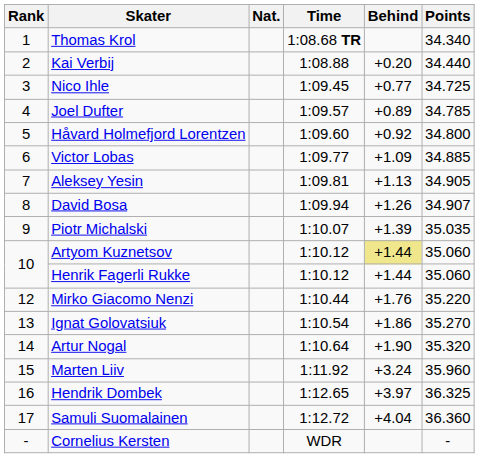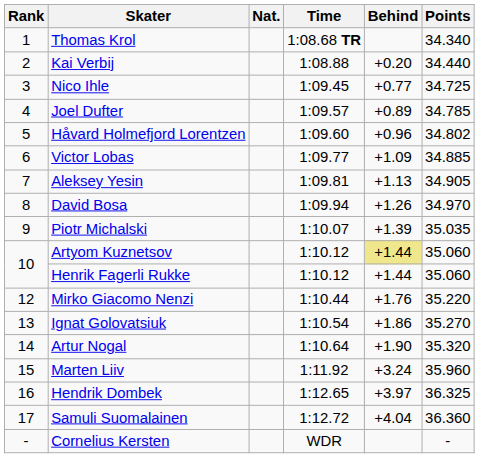(393, 134) +0.92 -> (393, 134) +0.96
(448, 134) 34.800 -> (448, 134) 34.802
(448, 205) 34.907 -> (448, 205) 34.970
